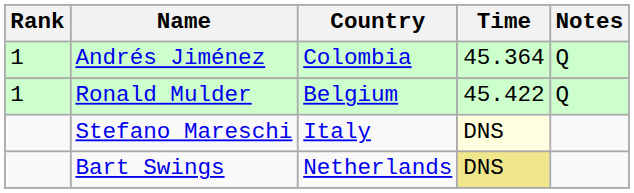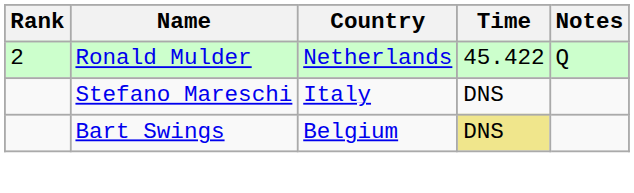- row: (170, 60)
(17, 96) 1 -> (17, 60) 2
(351, 96) Belgium -> (378, 60) Netherlands
(484, 133) lightyellow background -> (484, 96) no background
(378, 169) Netherlands -> (351, 133) Belgium
